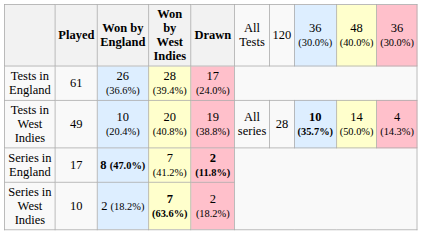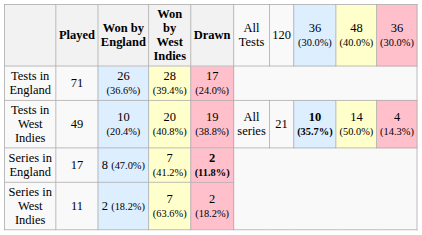(76, 83) 61 -> (77, 83) 71
(282, 124) 28 -> (282, 124) 21
(123, 165) bold -> (123, 165) normal
(76, 205) 10 -> (77, 205) 11
(170, 205) bold -> (170, 205) normal
